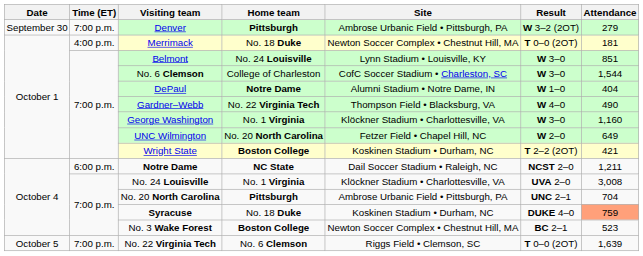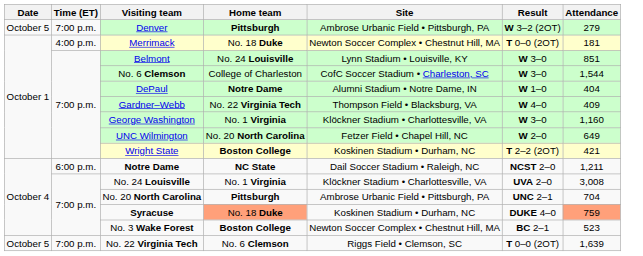(37, 28) September 30 -> (28, 28) October 5
(610, 105) 490 -> (592, 105) 409
(274, 212) no background -> (255, 212) lightsalmon background
